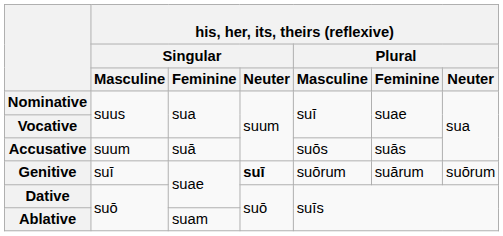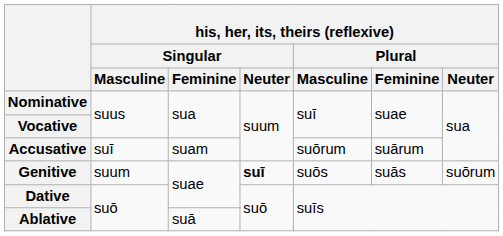(112, 149) suum -> (104, 149) suī
(184, 149) suā -> (190, 149) suam
(312, 149) suōs -> (321, 149) suōrum
(390, 149) suās -> (399, 149) suārum
(104, 172) suī -> (112, 172) suum
(321, 172) suōrum -> (312, 172) suōs
(399, 172) suārum -> (390, 172) suās
(190, 219) suam -> (184, 219) suā
